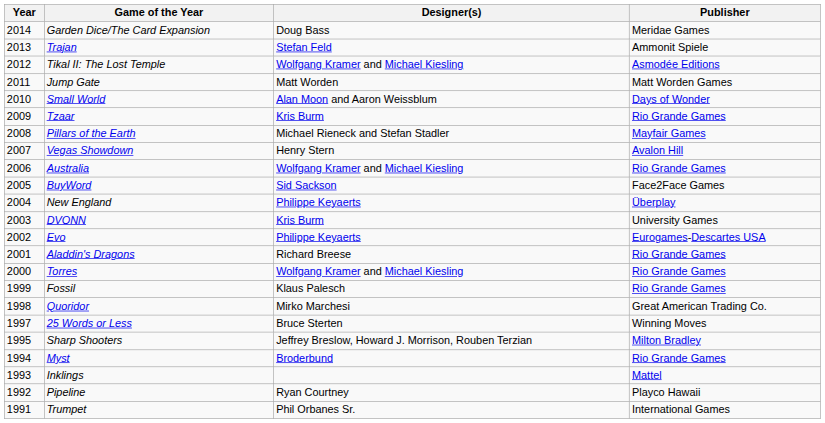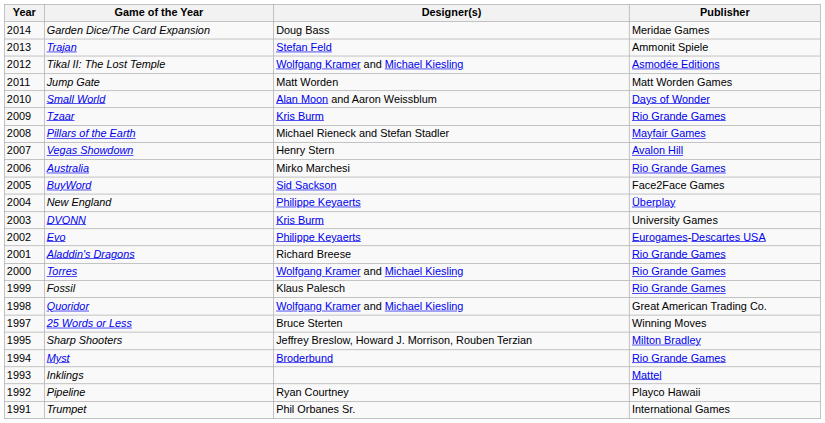(370, 168) Wolfgang Kramer and Michael Kiesling -> (313, 168) Mirko Marchesi
(313, 306) Mirko Marchesi -> (370, 306) Wolfgang Kramer and Michael Kiesling
